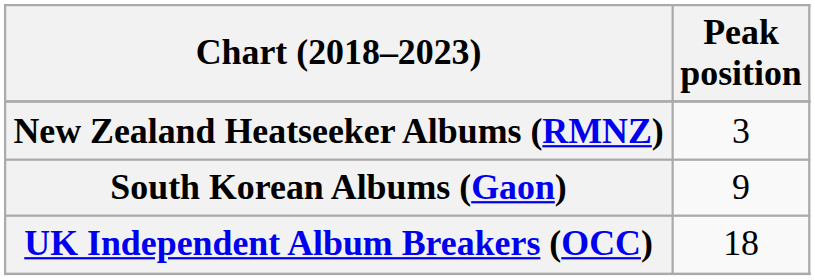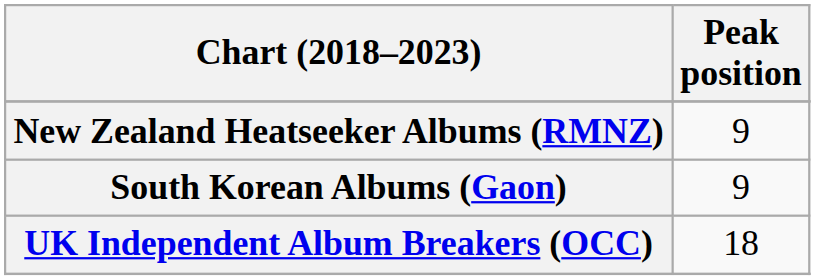(741, 130) 3 -> (741, 130) 9
